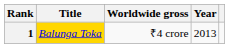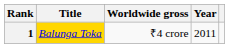(205, 32) 2013 -> (205, 32) 2011
